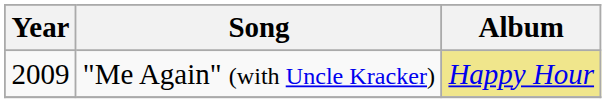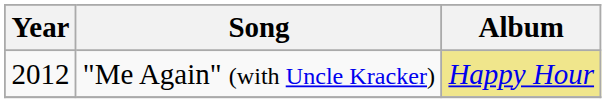(41, 73) 2009 -> (41, 73) 2012
